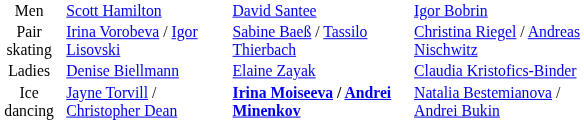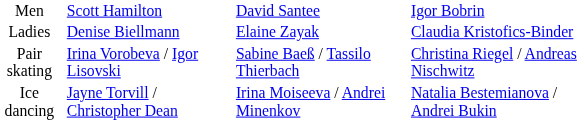rows swapped: (29, 71) <-> (29, 41)
(312, 101) bold -> (311, 101) normal
